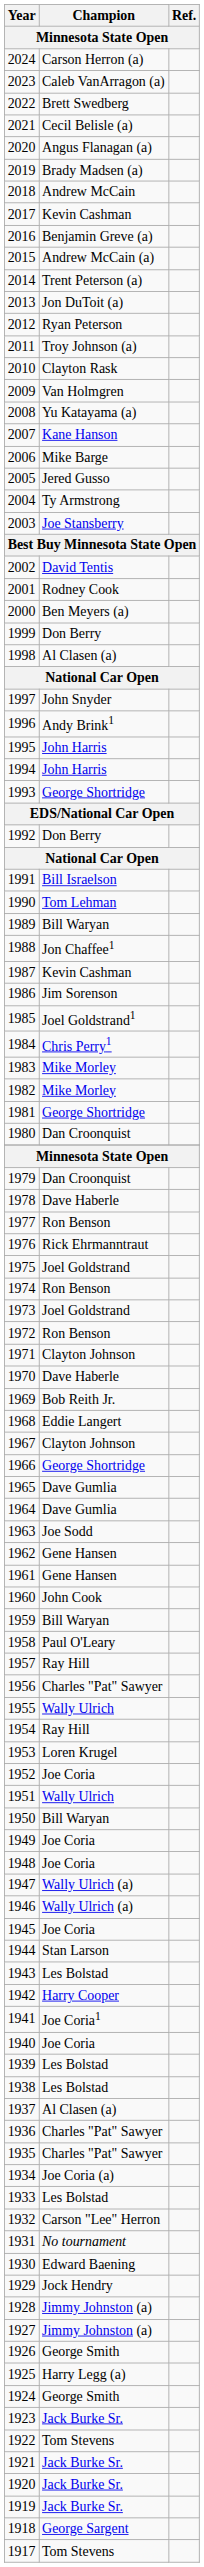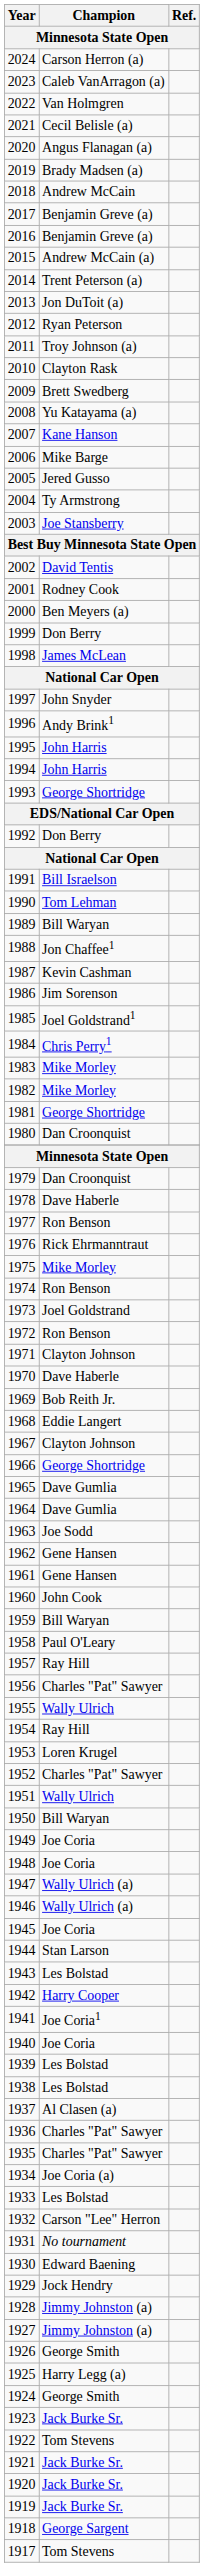(85, 103) Brett Swedberg -> (83, 103) Van Holmgren
(87, 214) Kevin Cashman -> (97, 214) Benjamin Greve (a)
(83, 390) Van Holmgren -> (85, 390) Brett Swedberg
(79, 655) Al Clasen (a) -> (84, 655) James McLean
(86, 1266) Joel Goldstrand -> (79, 1266) Mike Morley
(69, 1774) Joe Coria -> (102, 1774) Charles "Pat" Sawyer
